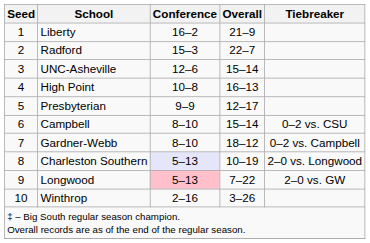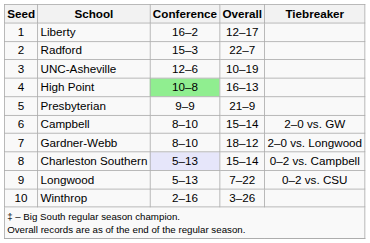(242, 32) 21–9 -> (242, 32) 12–17
(242, 69) 15–14 -> (242, 69) 10–19
(185, 88) no background -> (185, 88) lightgreen background
(242, 106) 12–17 -> (242, 106) 21–9
(315, 125) 0–2 vs. CSU -> (315, 125) 2–0 vs. GW
(315, 143) 0–2 vs. Campbell -> (315, 143) 2–0 vs. Longwood
(242, 161) 10–19 -> (242, 161) 15–14
(315, 161) 2–0 vs. Longwood -> (315, 161) 0–2 vs. Campbell
(185, 180) pink background -> (185, 180) no background
(315, 180) 2–0 vs. GW -> (315, 180) 0–2 vs. CSU
